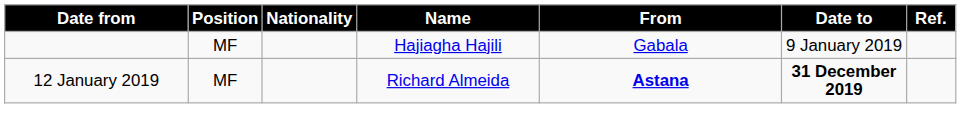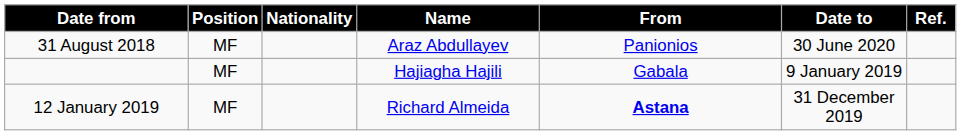+ row: (96, 45)
(844, 81) bold -> (844, 107) normal
